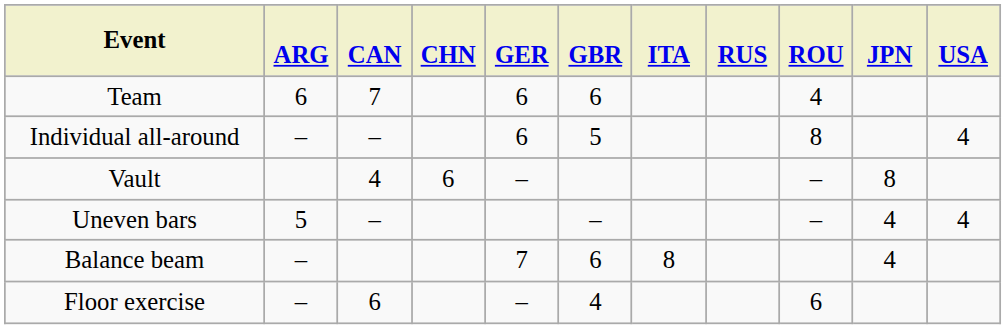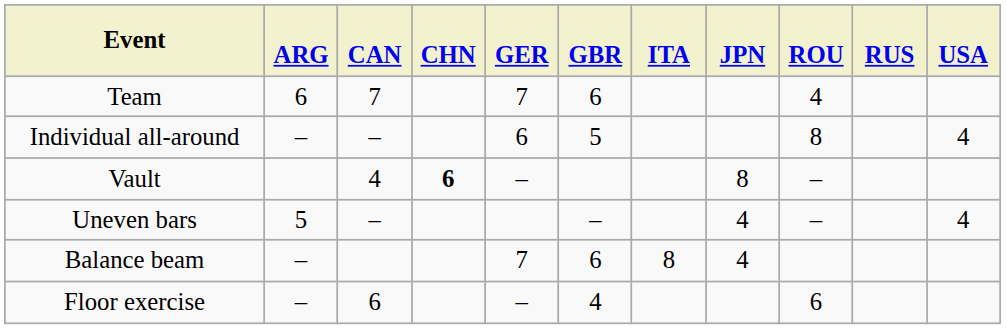columns swapped: (890, 54) <-> (742, 54)
(522, 95) 6 -> (522, 95) 7
(448, 178) normal -> (448, 178) bold
